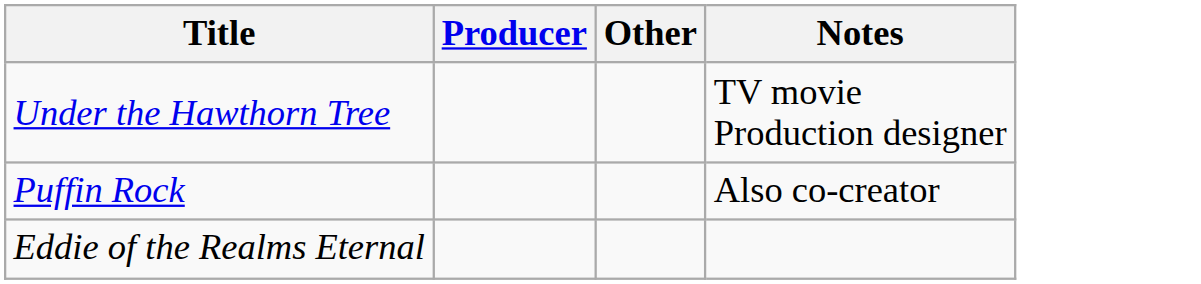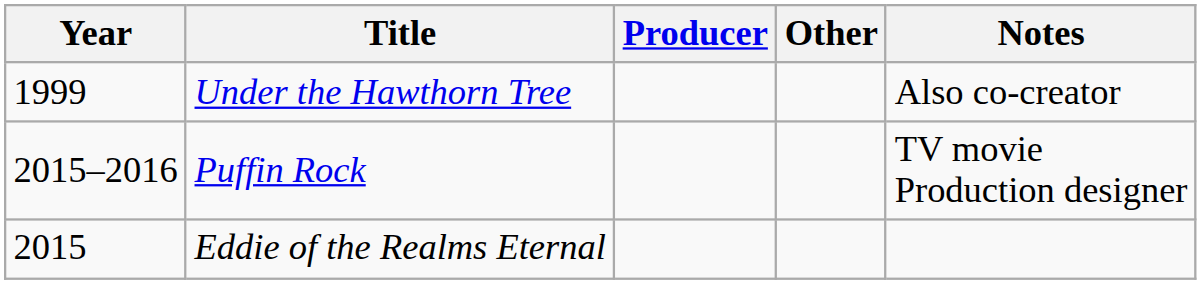+ column: (96, 33)
(860, 111) TV movie Production designer -> (1008, 91) Also co-creator
(827, 190) Also co-creator -> (1041, 169) TV movie Production designer
